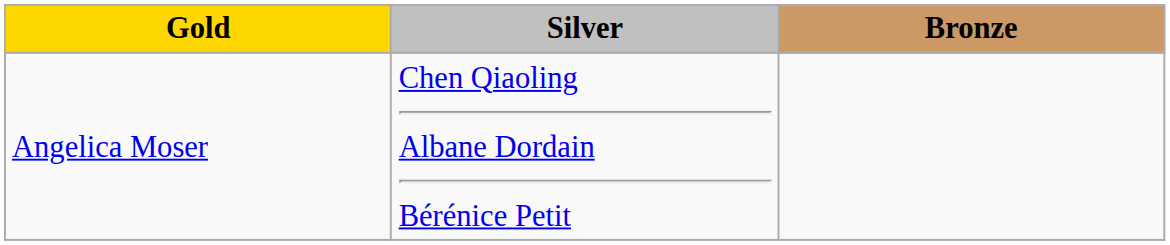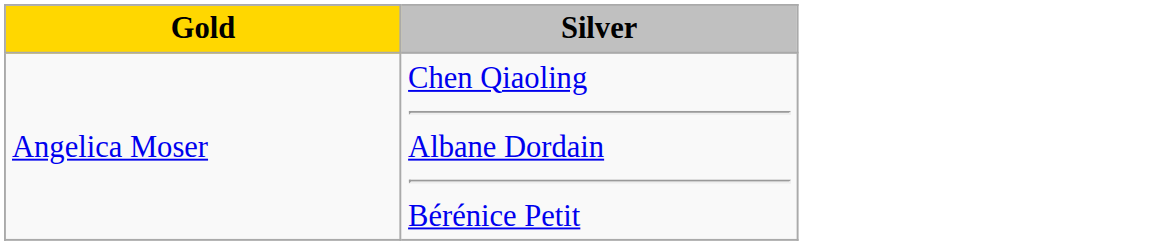- column: (971, 28)
